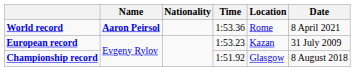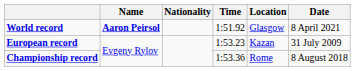(230, 27) 1:53.36 -> (230, 27) 1:51.92
(261, 27) Rome -> (267, 27) Glasgow
(230, 58) 1:51.92 -> (230, 58) 1:53.36
(267, 58) Glasgow -> (261, 58) Rome
